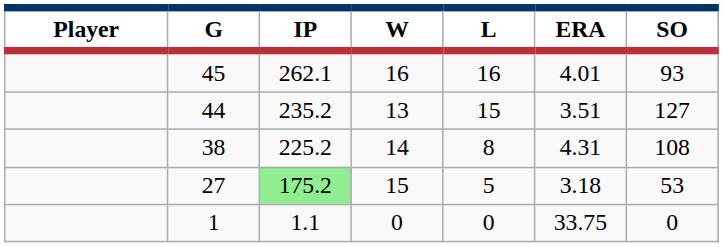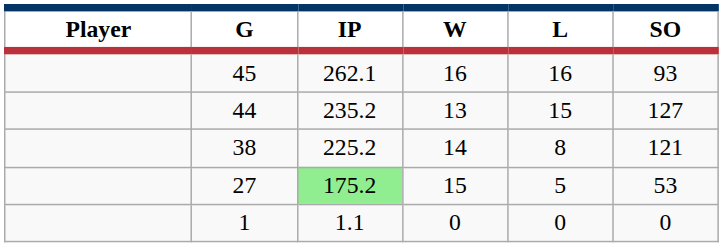- column: (580, 29)
(672, 147) 108 -> (665, 147) 121
